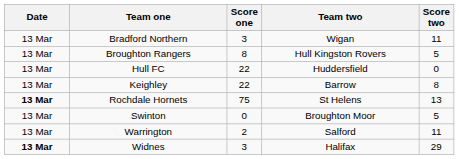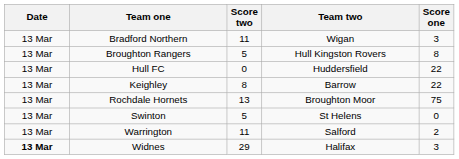columns swapped: (244, 17) <-> (436, 17)
(37, 100) bold -> (37, 100) normal
(340, 100) St Helens -> (340, 100) Broughton Moor
(340, 116) Broughton Moor -> (340, 116) St Helens
